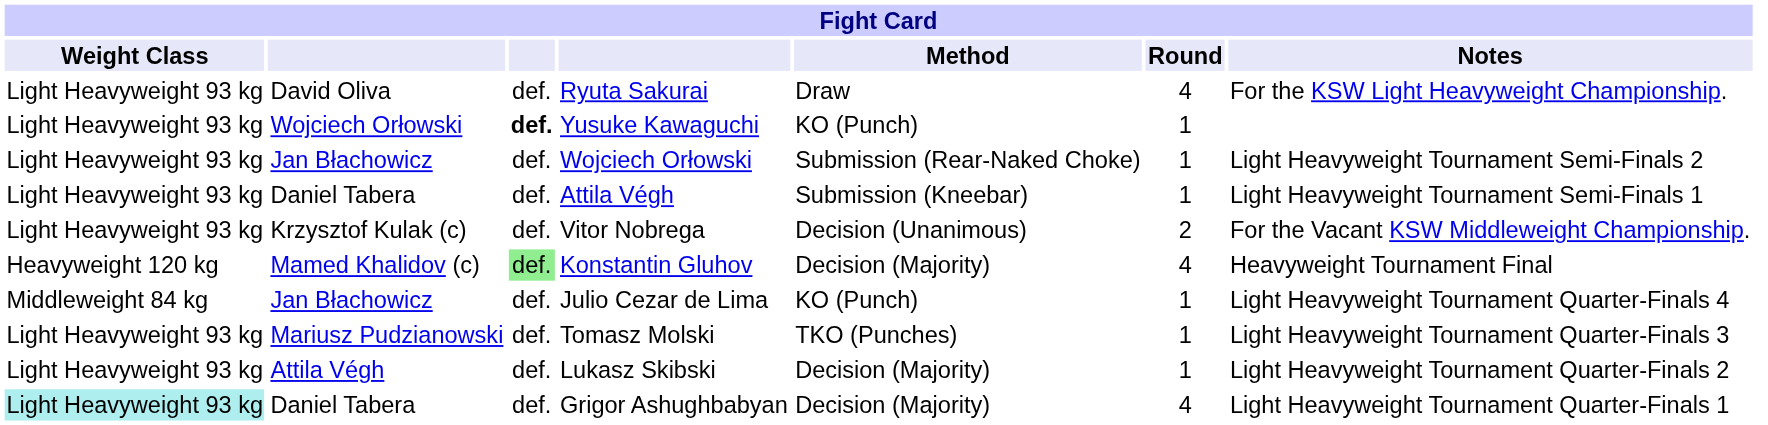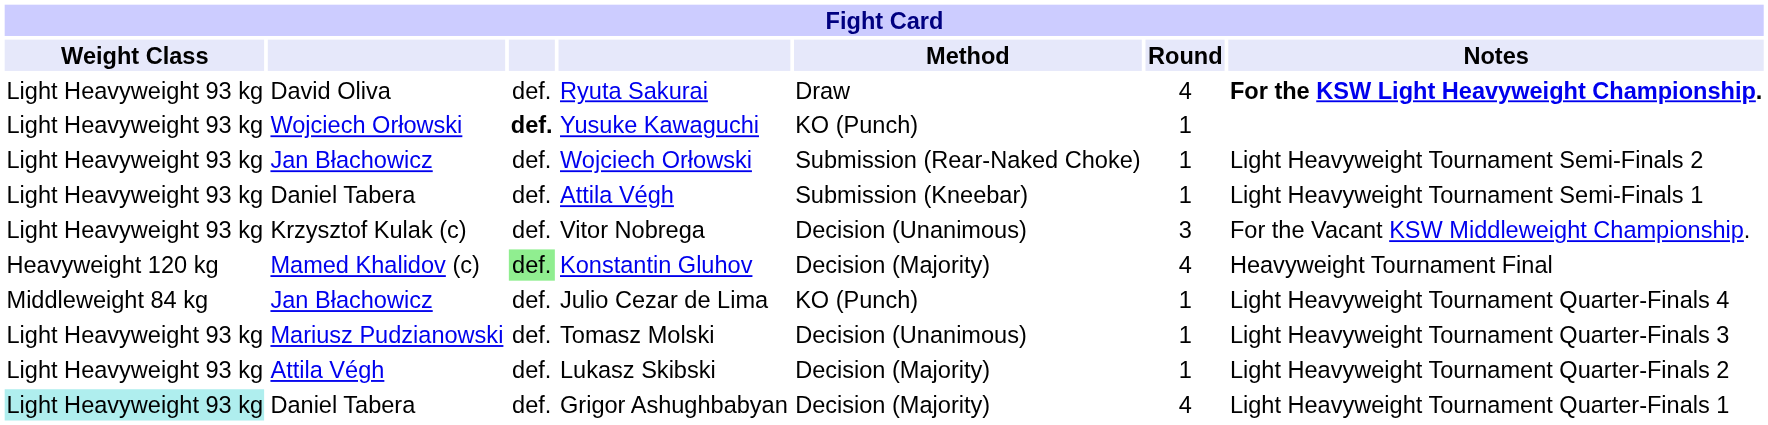(1479, 90) normal -> (1496, 90) bold
(1185, 230) 2 -> (1185, 230) 3
(876, 335) TKO (Punches) -> (911, 335) Decision (Unanimous)
